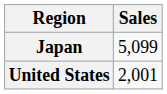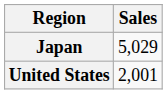(138, 46) 5,099 -> (138, 46) 5,029
